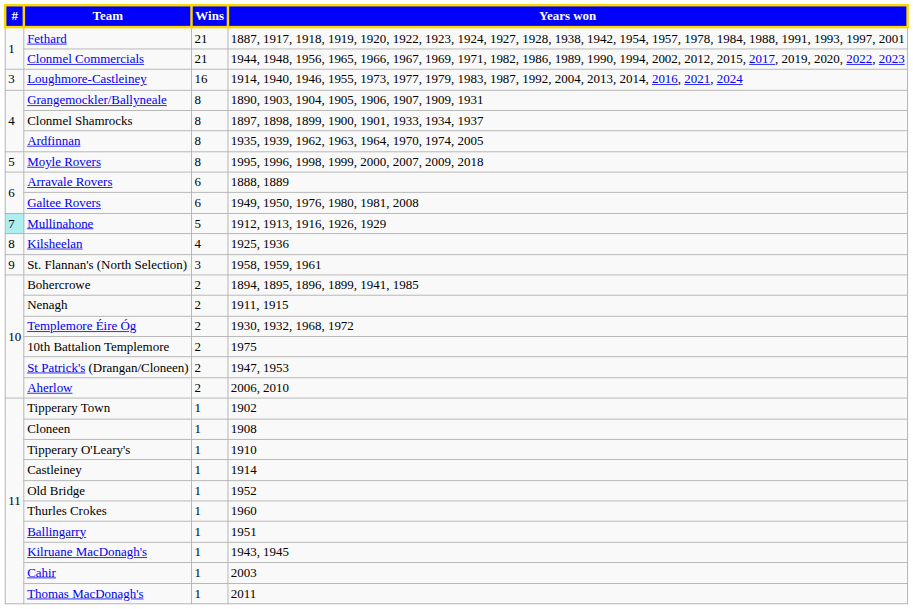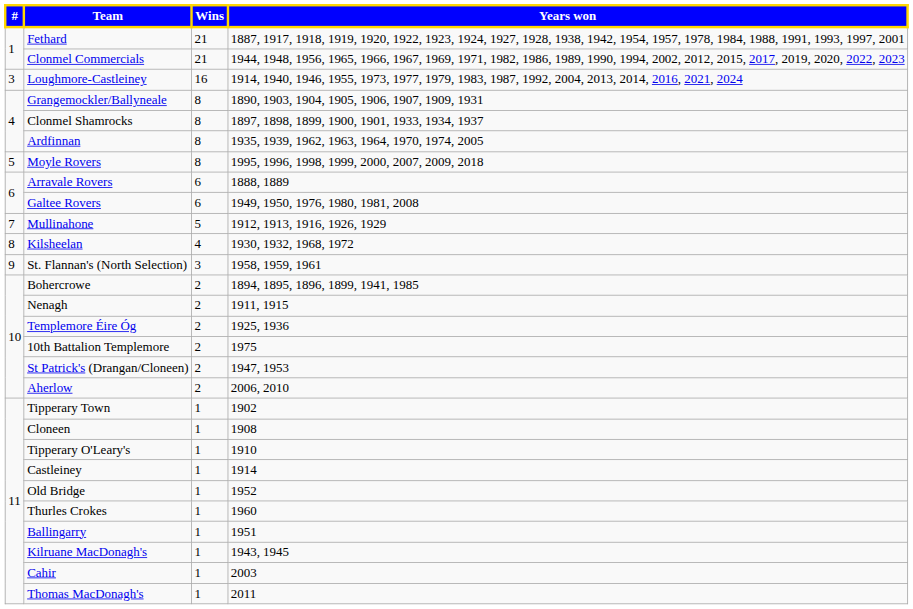(11, 223) paleturquoise background -> (11, 223) no background
(260, 244) 1925, 1936 -> (292, 244) 1930, 1932, 1968, 1972
(292, 326) 1930, 1932, 1968, 1972 -> (260, 326) 1925, 1936
